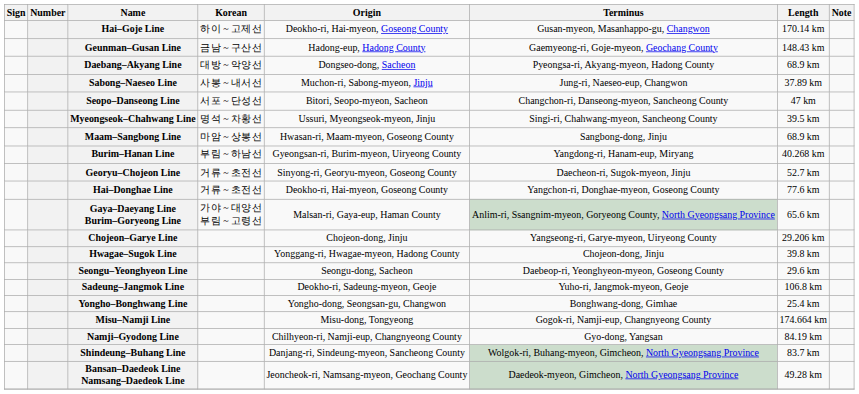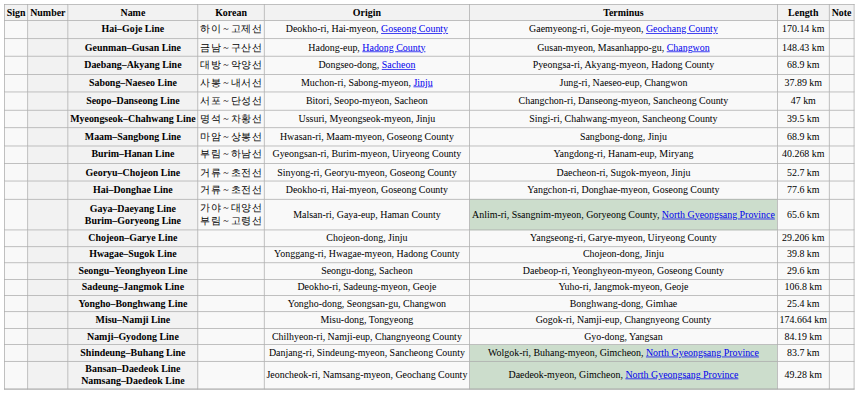(623, 29) Gusan-myeon, Masanhappo-gu, Changwon -> (623, 29) Gaemyeong-ri, Goje-myeon, Geochang County
(623, 47) Gaemyeong-ri, Goje-myeon, Geochang County -> (623, 47) Gusan-myeon, Masanhappo-gu, Changwon
